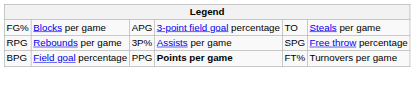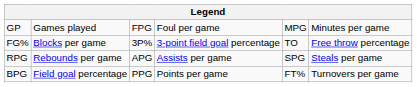+ row: (14, 27)
(142, 27) APG -> (142, 43) 3P%
(345, 27) Steals per game -> (360, 43) Free throw percentage
(142, 43) 3P% -> (142, 58) APG
(359, 43) Free throw percentage -> (347, 58) Steals per game
(195, 58) bold -> (192, 74) normal
